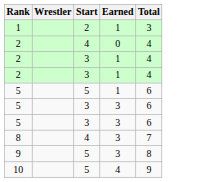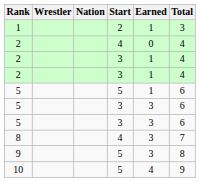+ column: (90, 12)
